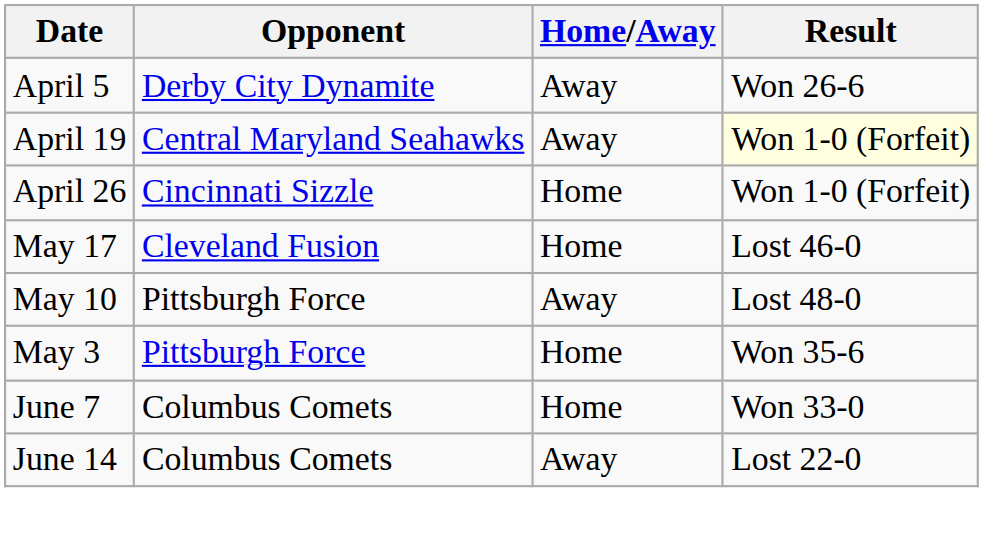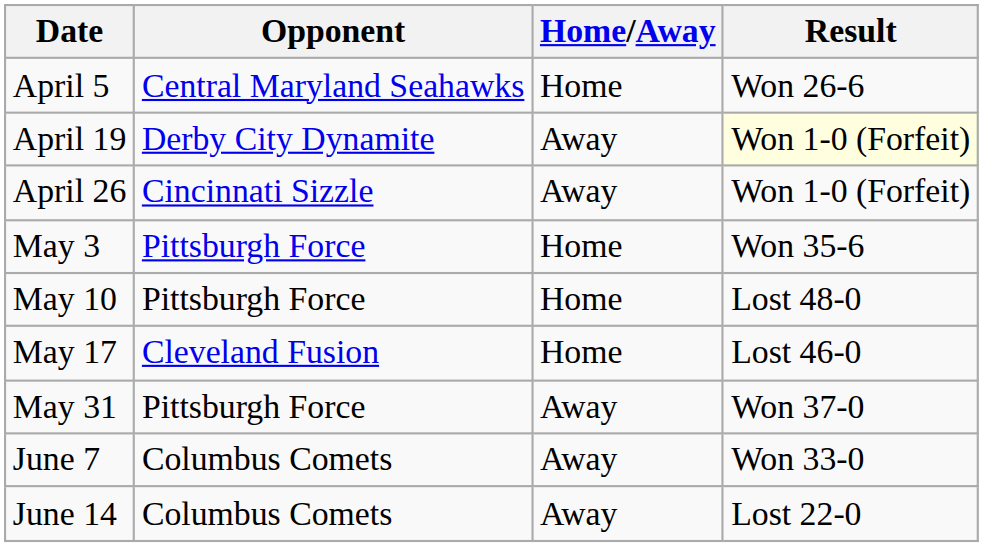(288, 84) Derby City Dynamite -> (333, 84) Central Maryland Seahawks
(579, 84) Away -> (581, 84) Home
(333, 138) Central Maryland Seahawks -> (288, 138) Derby City Dynamite
(581, 191) Home -> (579, 191) Away
rows swapped: (56, 352) <-> (65, 245)
(579, 298) Away -> (581, 298) Home
+ row: (65, 406)
(581, 406) Home -> (579, 459) Away
